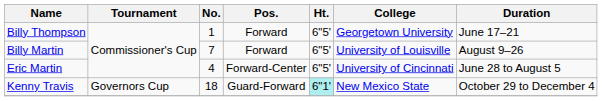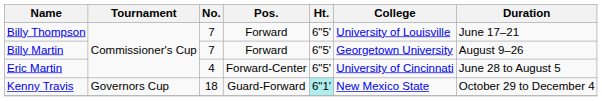(211, 31) 1 -> (211, 31) 7
(395, 31) Georgetown University -> (393, 31) University of Louisville
(393, 50) University of Louisville -> (395, 50) Georgetown University
